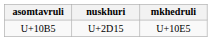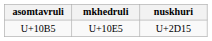columns swapped: (106, 12) <-> (173, 12)
